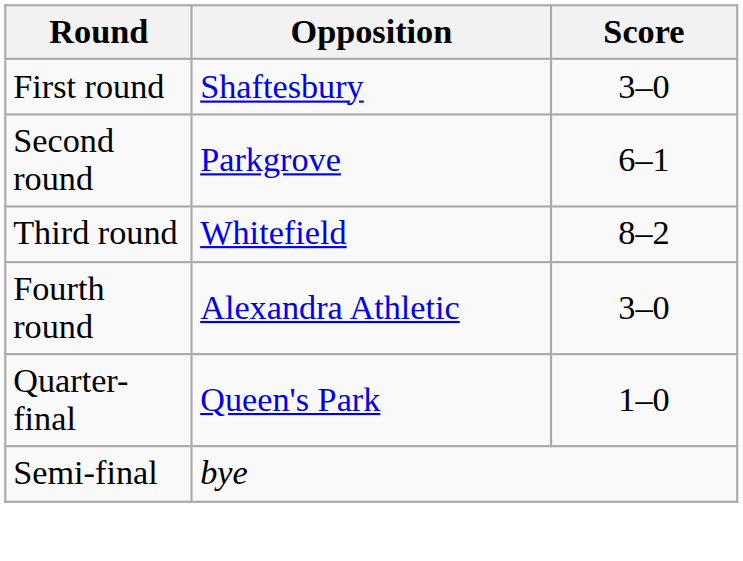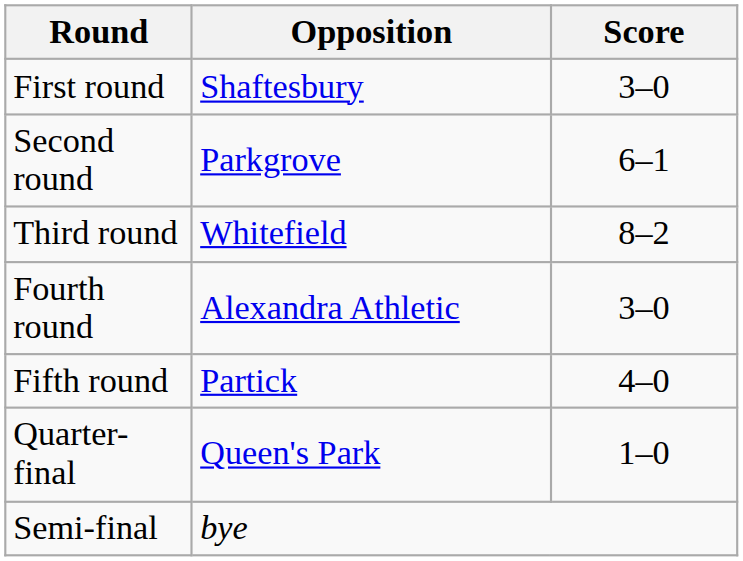+ row: (91, 380)
